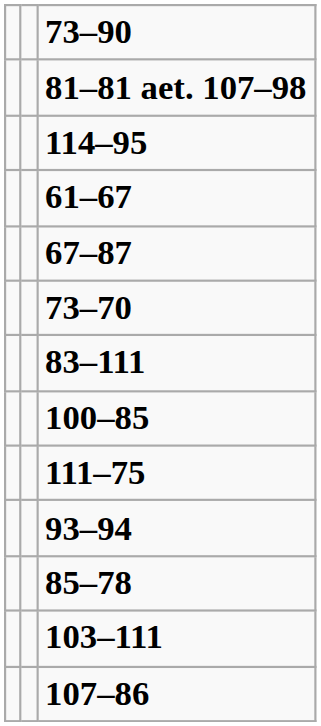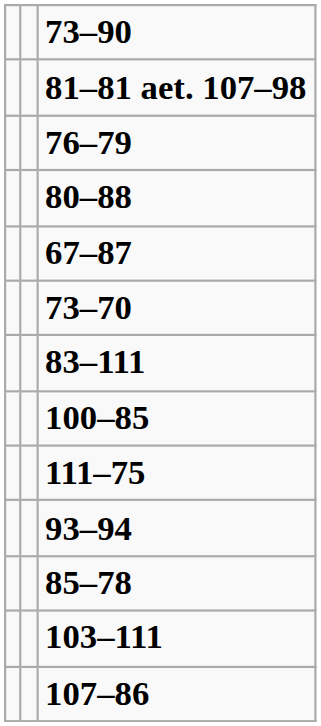+ row: (88, 142)
+ row: (88, 197)
- row: (96, 142)
- row: (88, 197)
